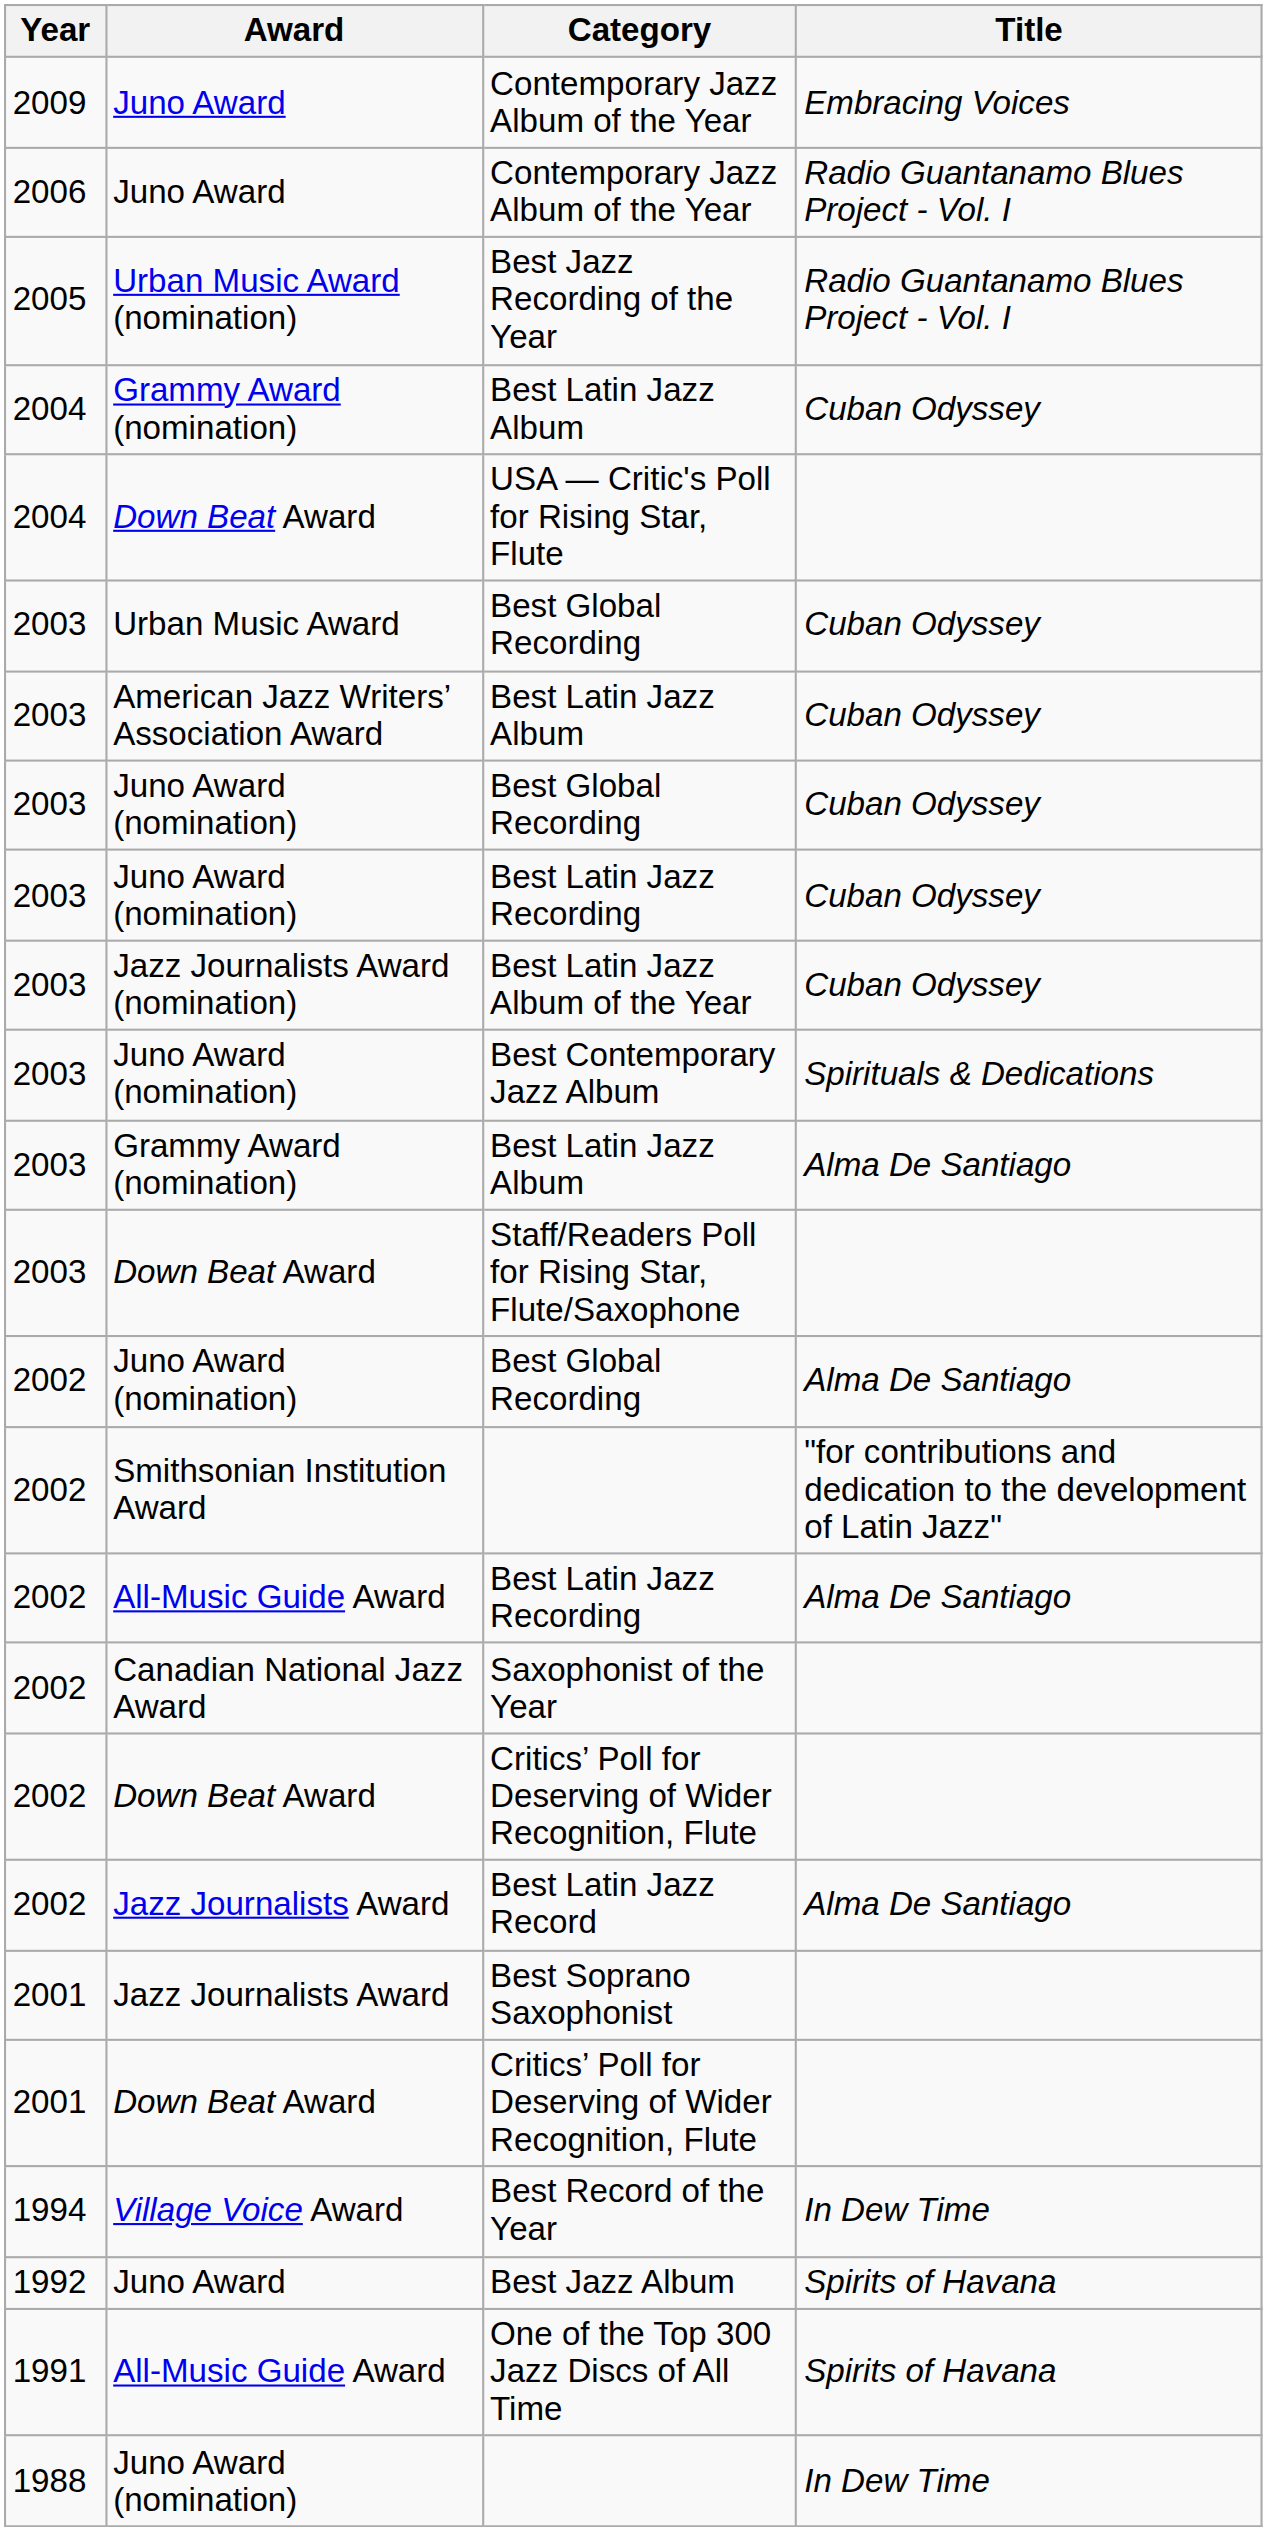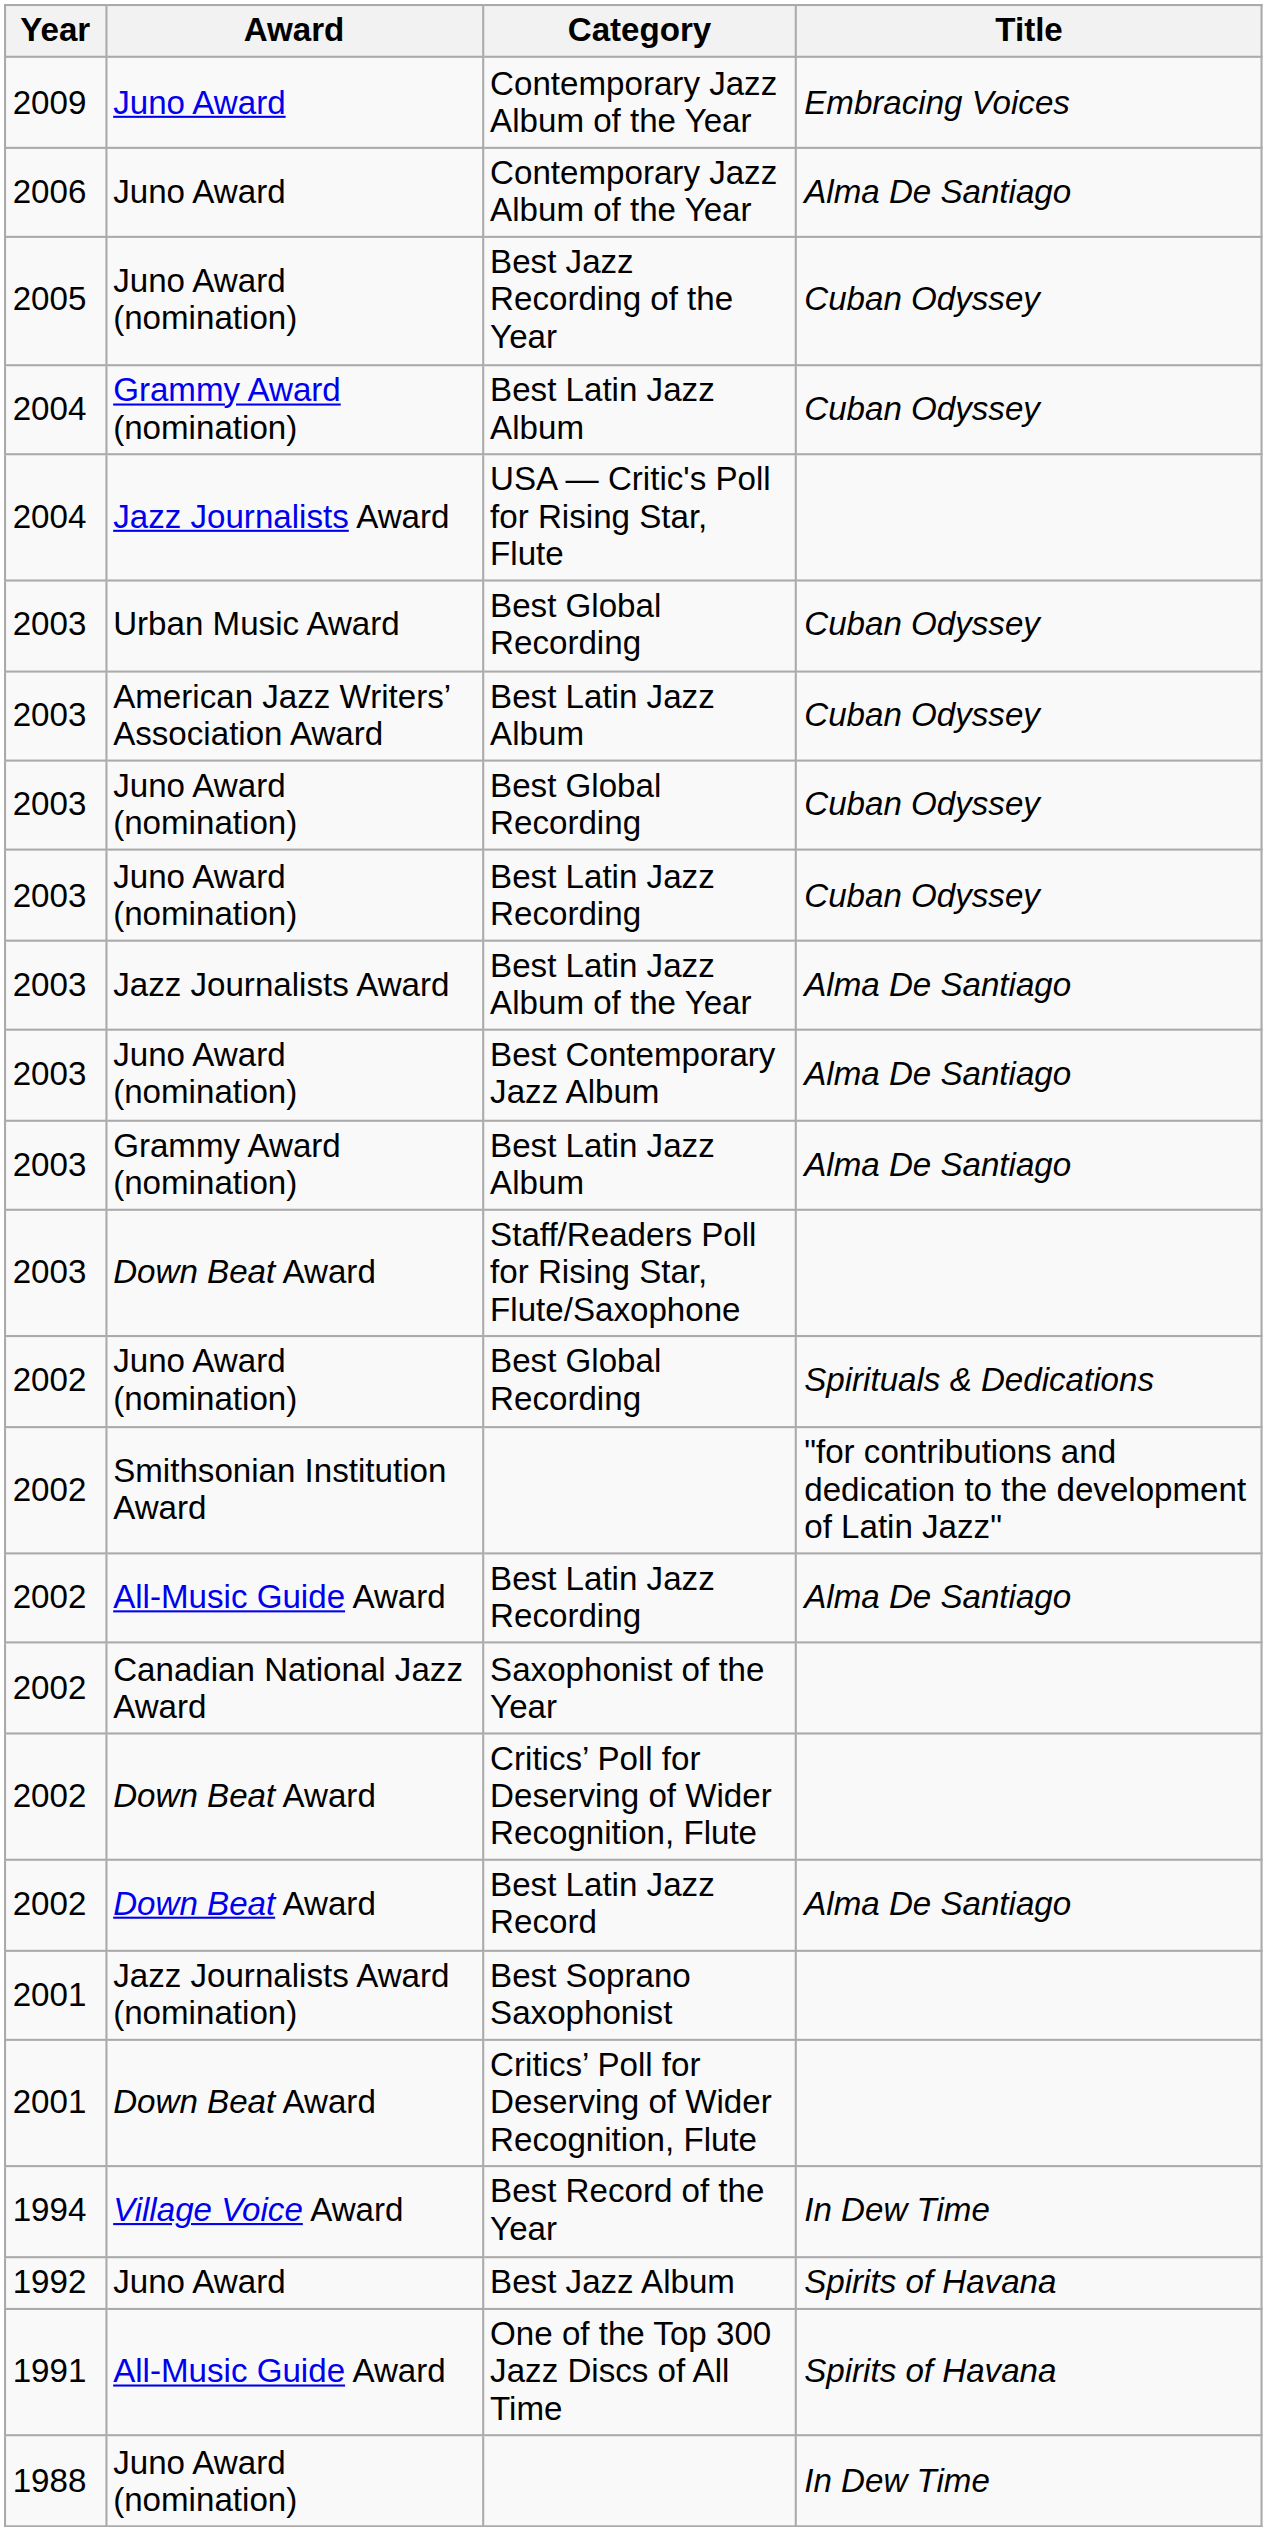(994, 191) Radio Guantanamo Blues Project - Vol. I -> (938, 191) Alma De Santiago
(256, 300) Urban Music Award (nomination) -> (205, 300) Juno Award (nomination)
(994, 300) Radio Guantanamo Blues Project - Vol. I -> (922, 300) Cuban Odyssey
(244, 516) Down Beat Award -> (281, 516) Jazz Journalists Award
(281, 984) Jazz Journalists Award (nomination) -> (281, 984) Jazz Journalists Award
(922, 984) Cuban Odyssey -> (938, 984) Alma De Santiago
(979, 1074) Spirituals & Dedications -> (938, 1074) Alma De Santiago
(938, 1380) Alma De Santiago -> (979, 1380) Spirituals & Dedications
(281, 1904) Jazz Journalists Award -> (244, 1904) Down Beat Award
(281, 1994) Jazz Journalists Award -> (281, 1994) Jazz Journalists Award (nomination)
